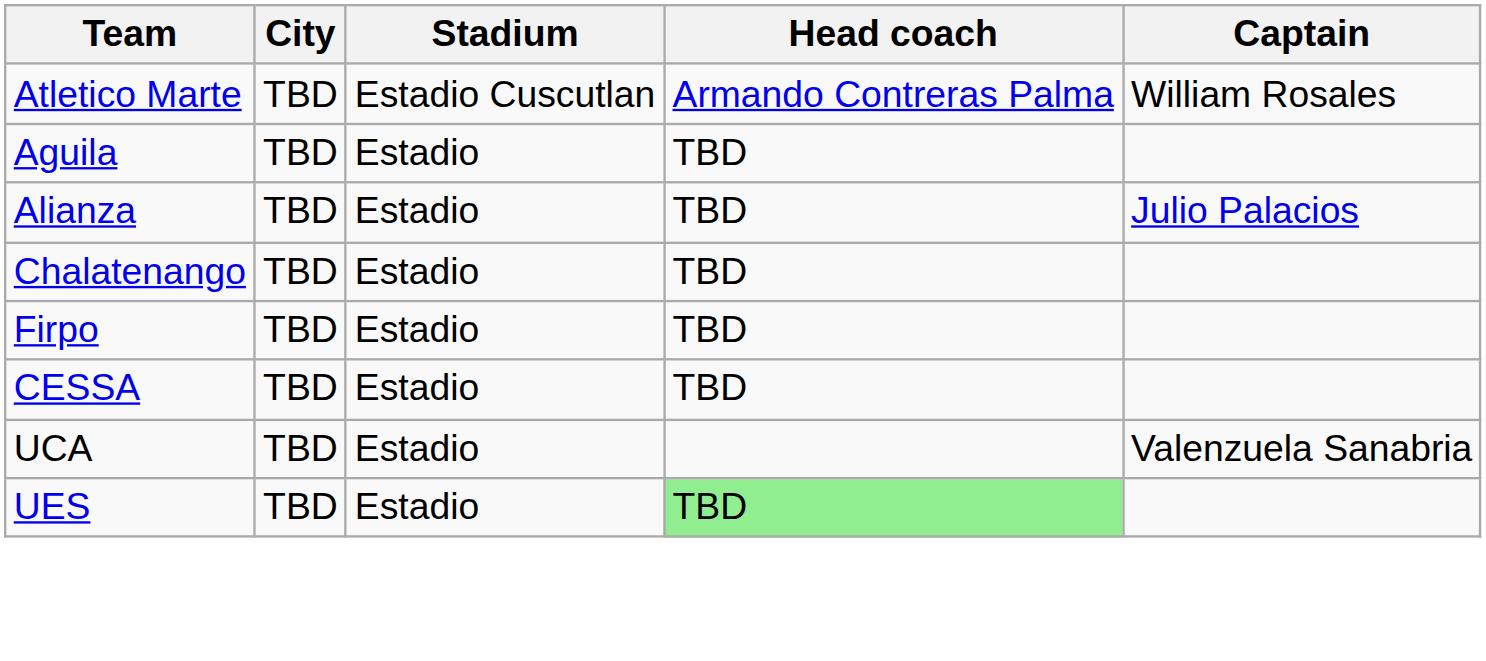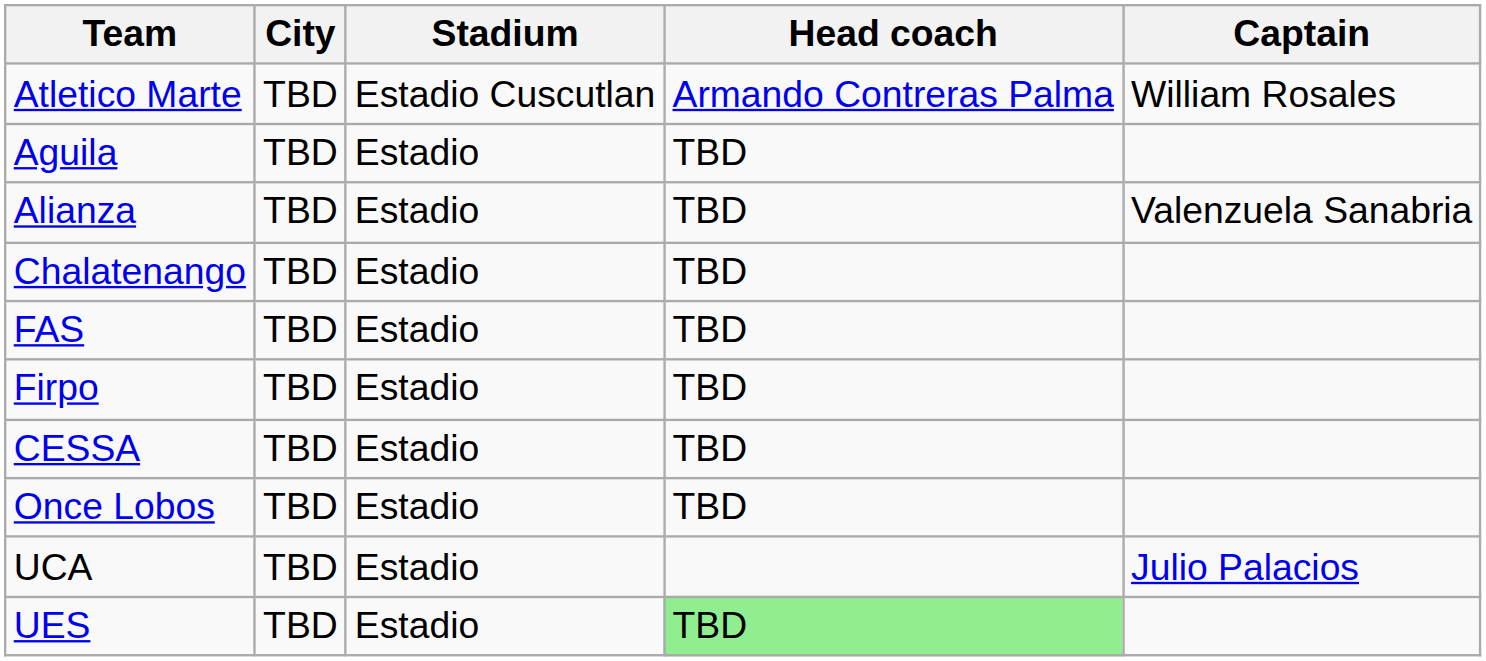(1245, 211) Julio Palacios -> (1302, 211) Valenzuela Sanabria
+ row: (49, 329)
+ row: (114, 507)
(1302, 447) Valenzuela Sanabria -> (1245, 566) Julio Palacios
